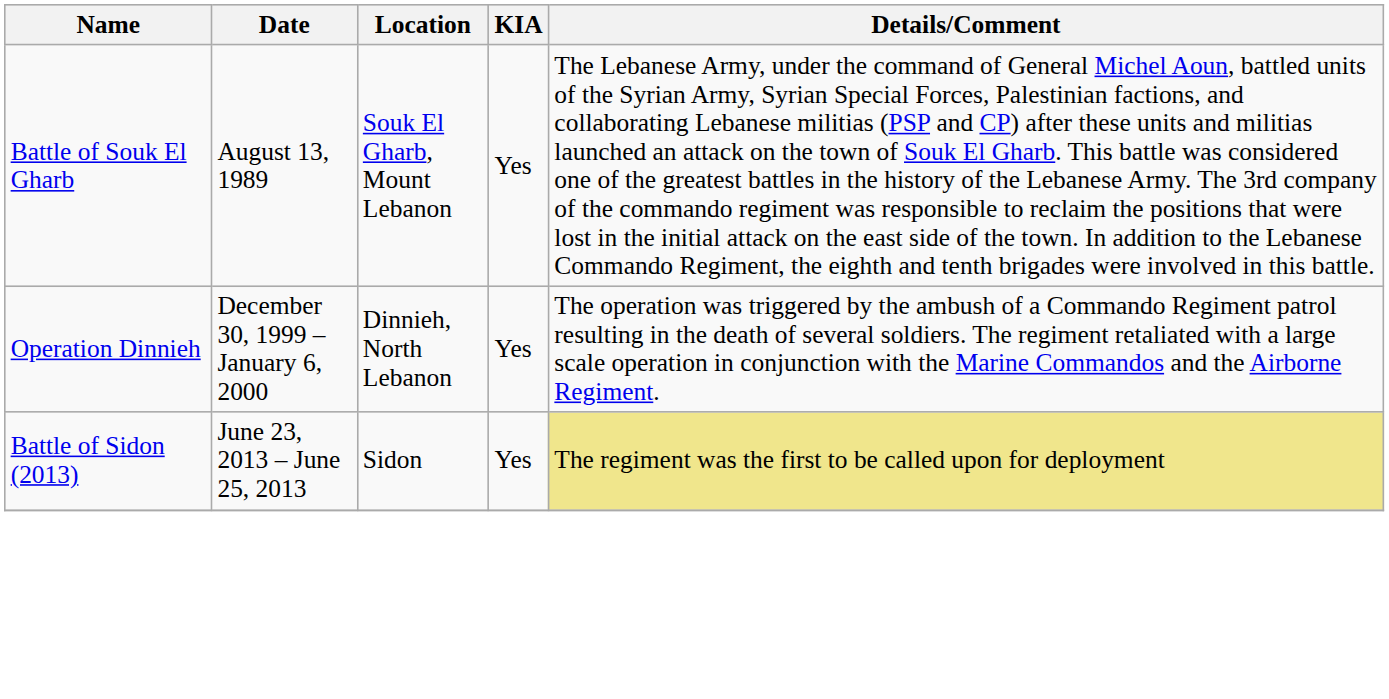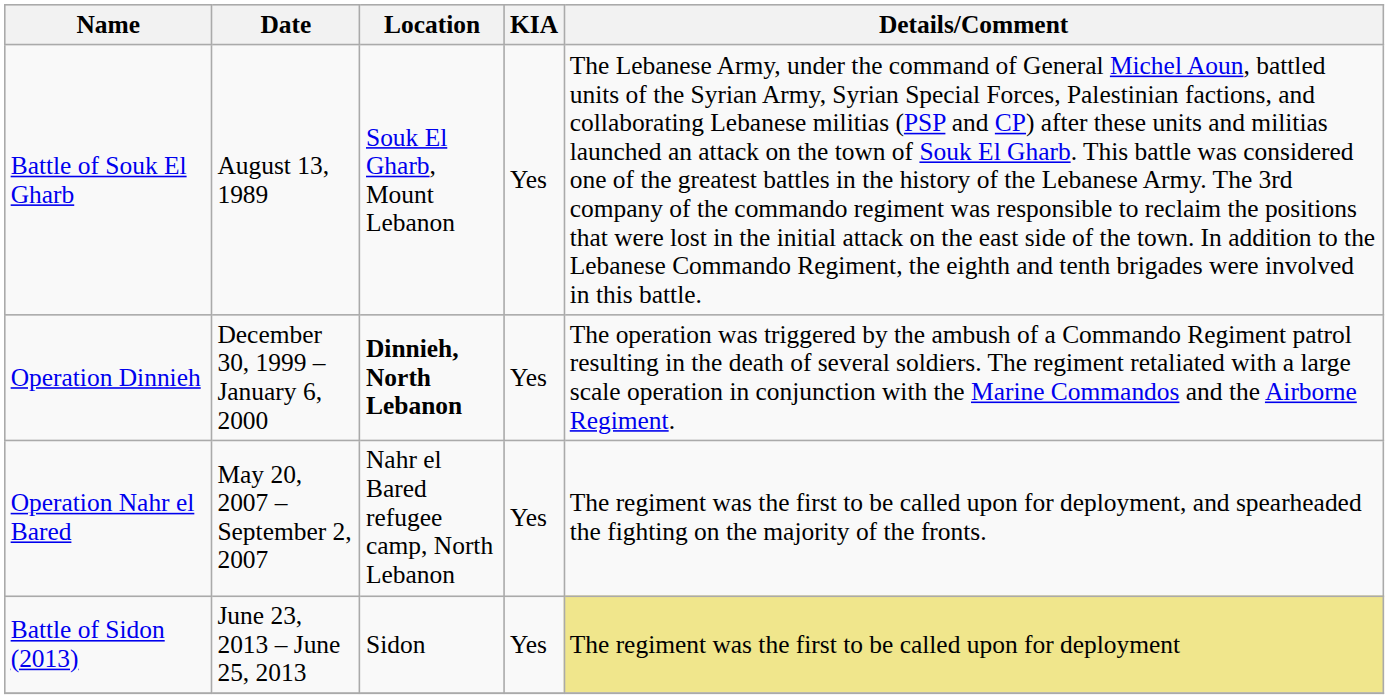(407, 348) normal -> (414, 377) bold
+ row: (102, 517)
